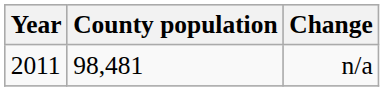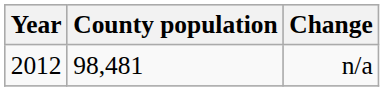(36, 65) 2011 -> (36, 65) 2012
